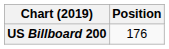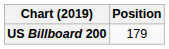(137, 34) 176 -> (137, 34) 179
